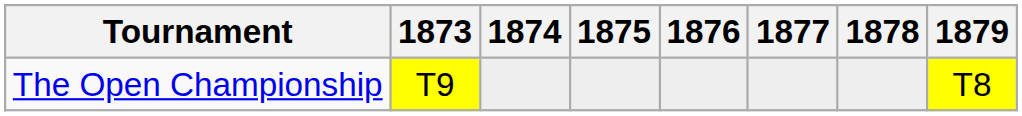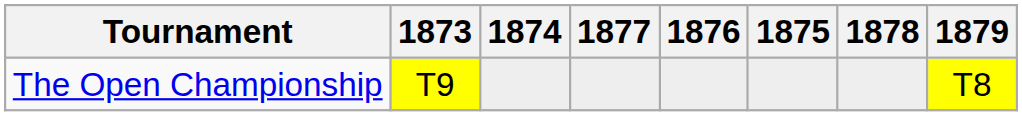columns swapped: (614, 32) <-> (793, 32)
